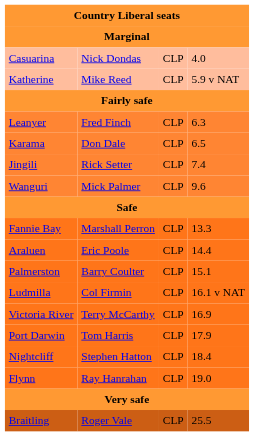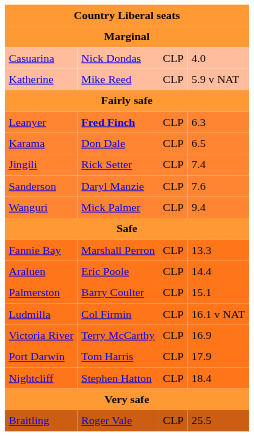(106, 121) normal -> (108, 121) bold
+ row: (32, 185)
(199, 185) 9.6 -> (199, 207) 9.4
- row: (22, 377)
